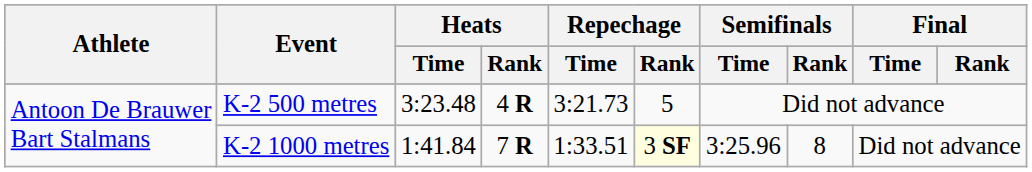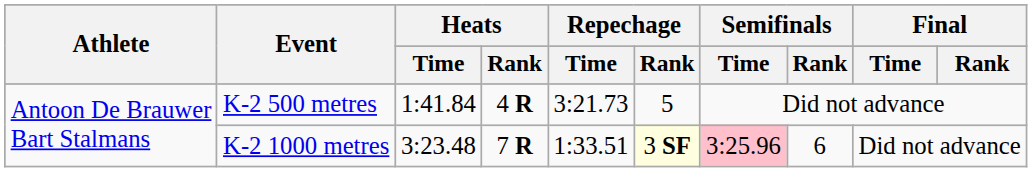(438, 104) 3:23.48 -> (438, 104) 1:41.84
(438, 145) 1:41.84 -> (438, 145) 3:23.48
(744, 145) no background -> (744, 145) pink background
(820, 145) 8 -> (820, 145) 6
